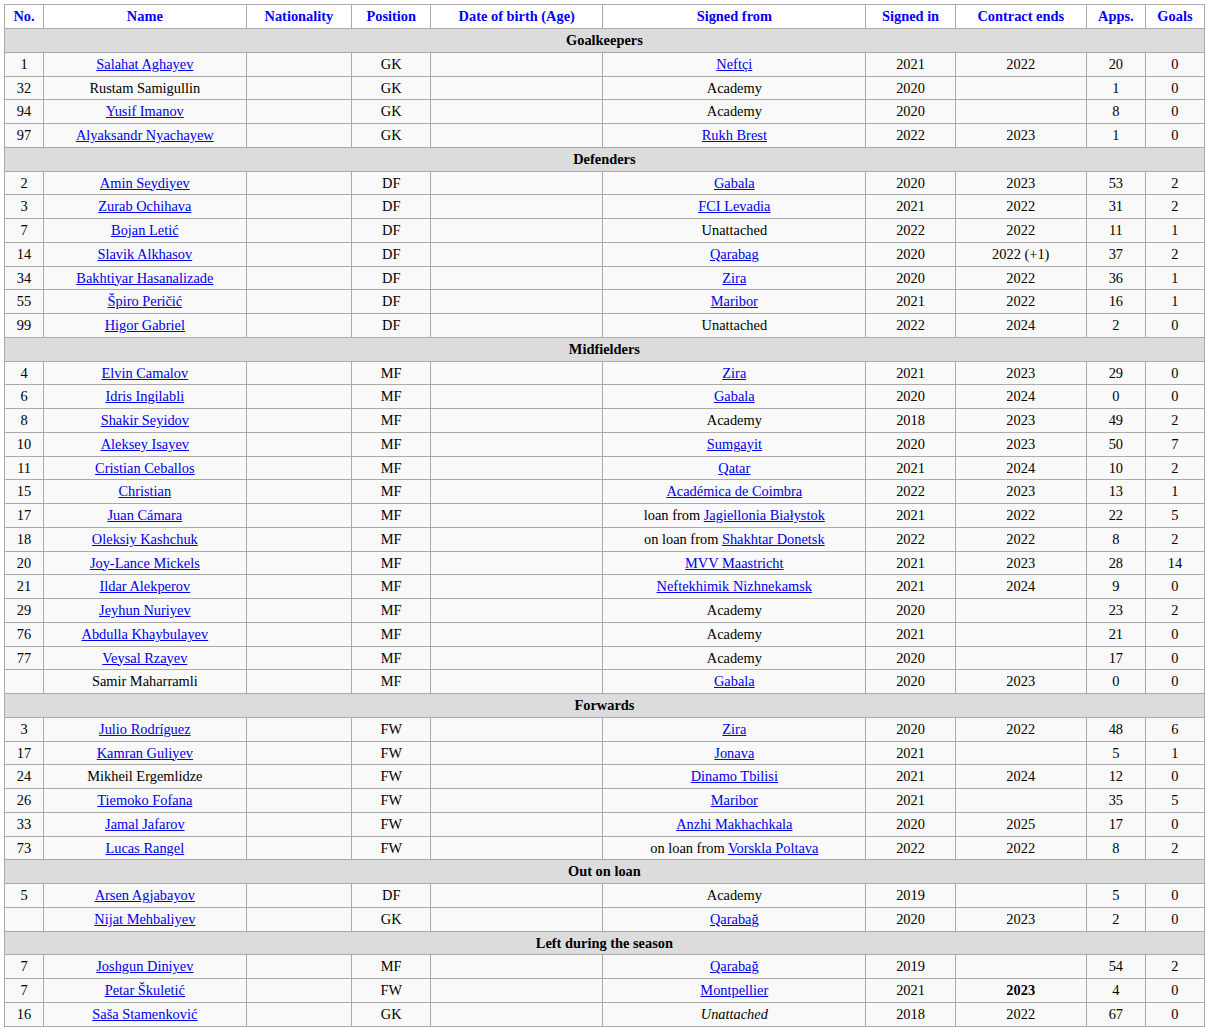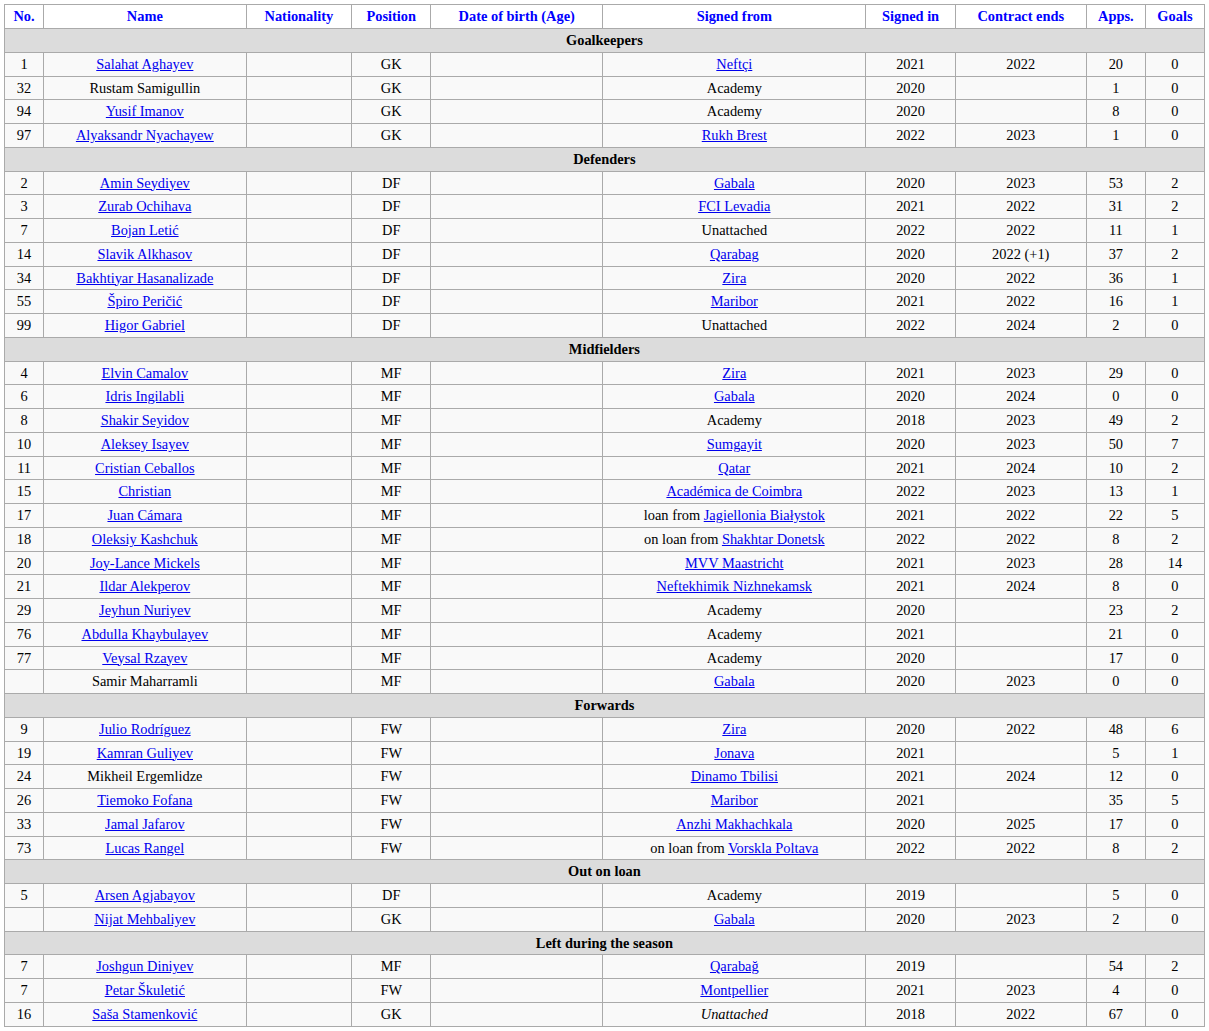(1116, 586) 9 -> (1116, 586) 8
(24, 729) 3 -> (24, 729) 9
(24, 753) 17 -> (24, 753) 19
(734, 919) Qarabağ -> (734, 919) Gabala
(1021, 990) bold -> (1021, 990) normal
